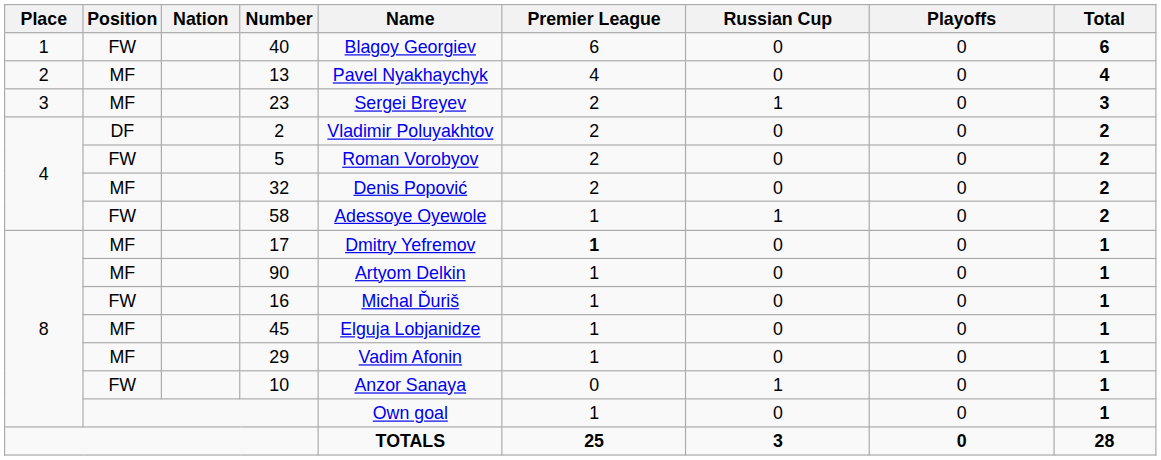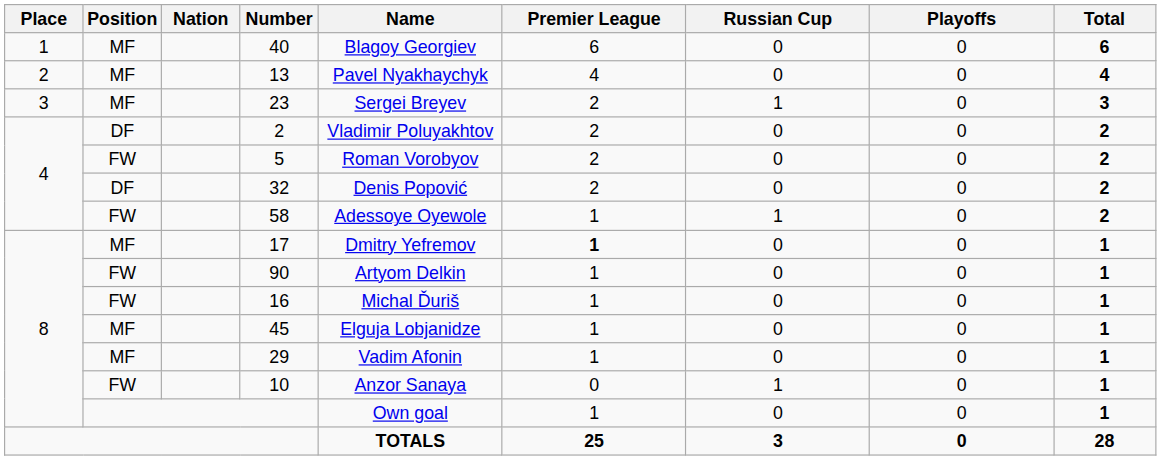(122, 47) FW -> (122, 47) MF
(122, 188) MF -> (122, 188) DF
(122, 272) MF -> (122, 272) FW
